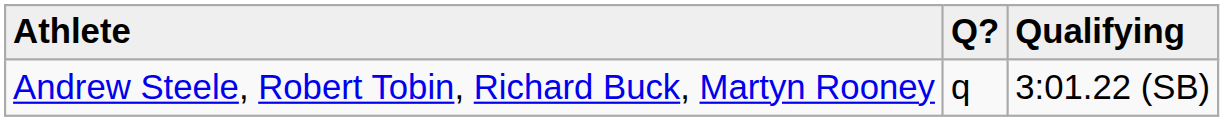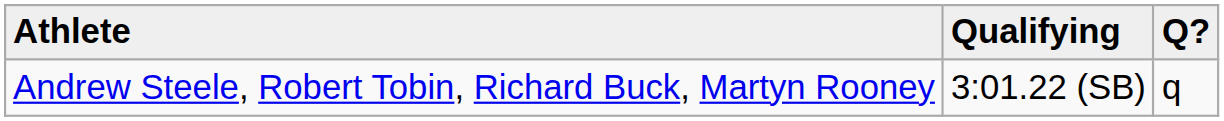columns swapped: (1100, 32) <-> (975, 32)
